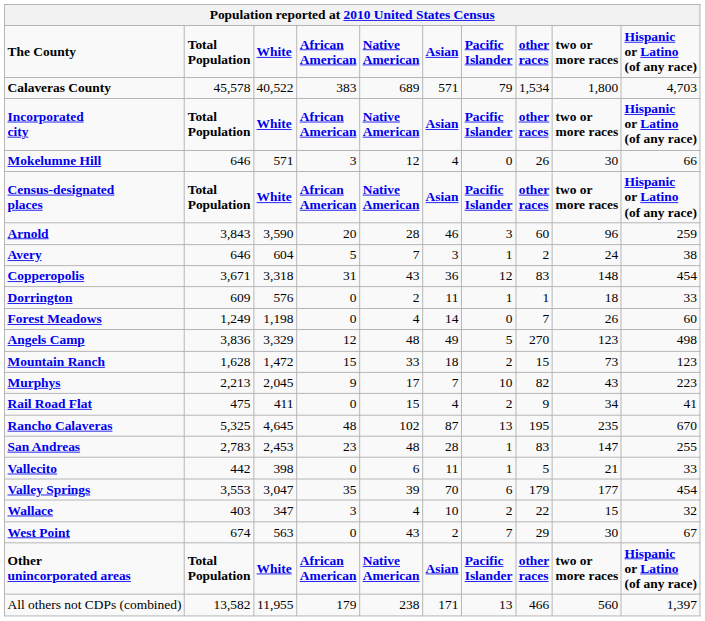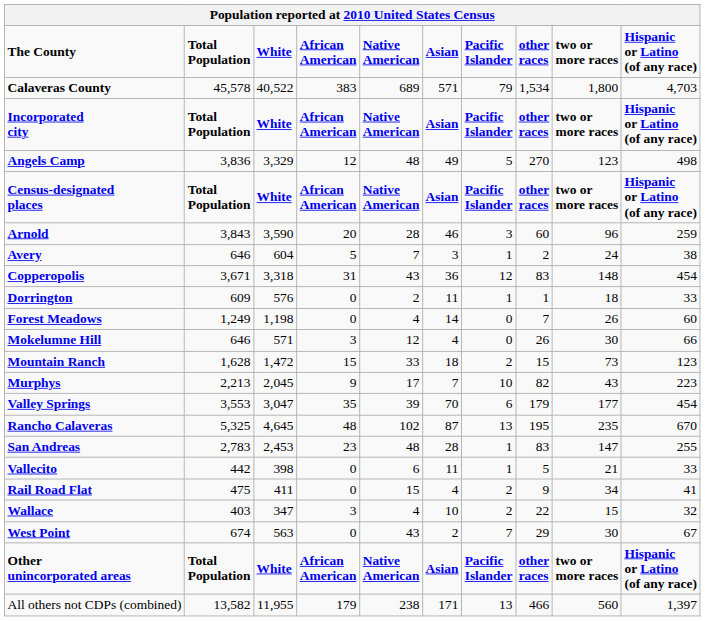rows swapped: (46, 340) <-> (54, 160)
rows swapped: (50, 404) <-> (49, 489)
